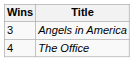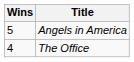(10, 30) 3 -> (10, 30) 5
